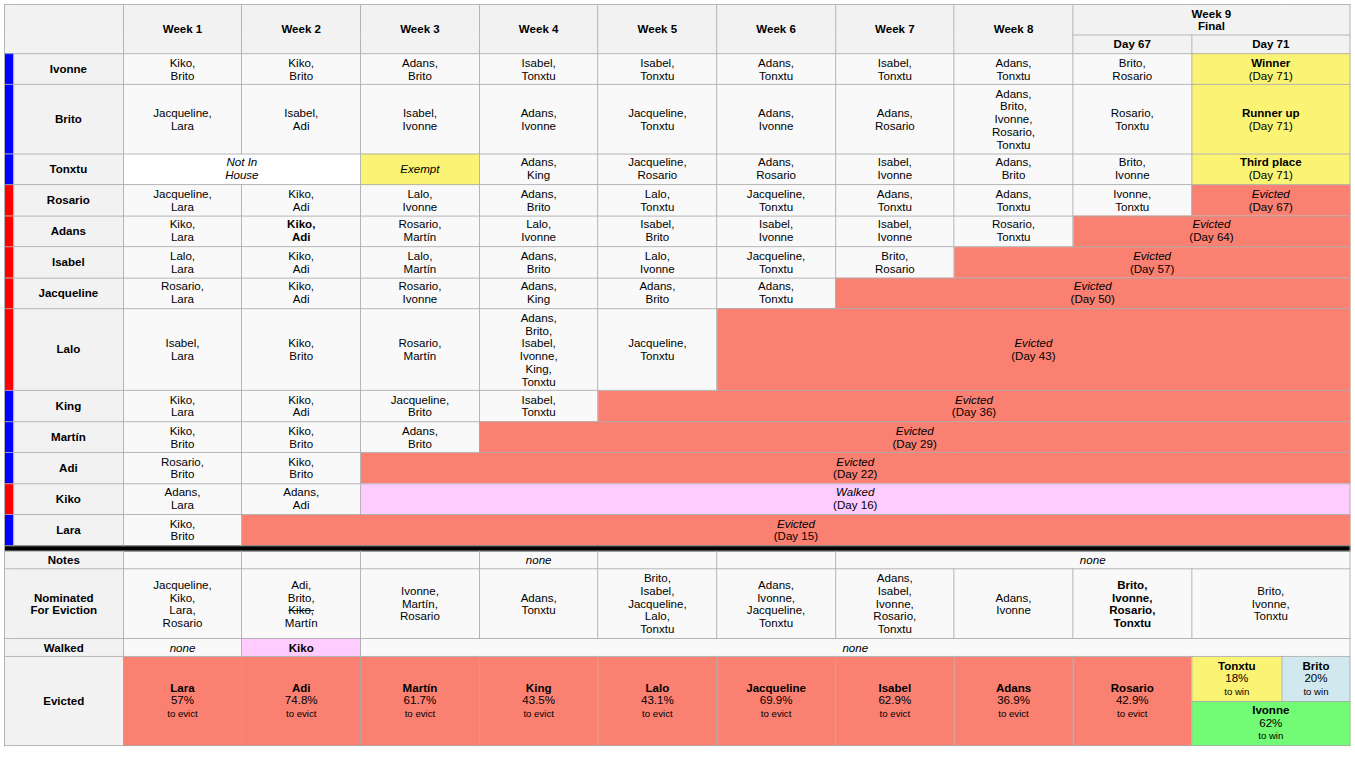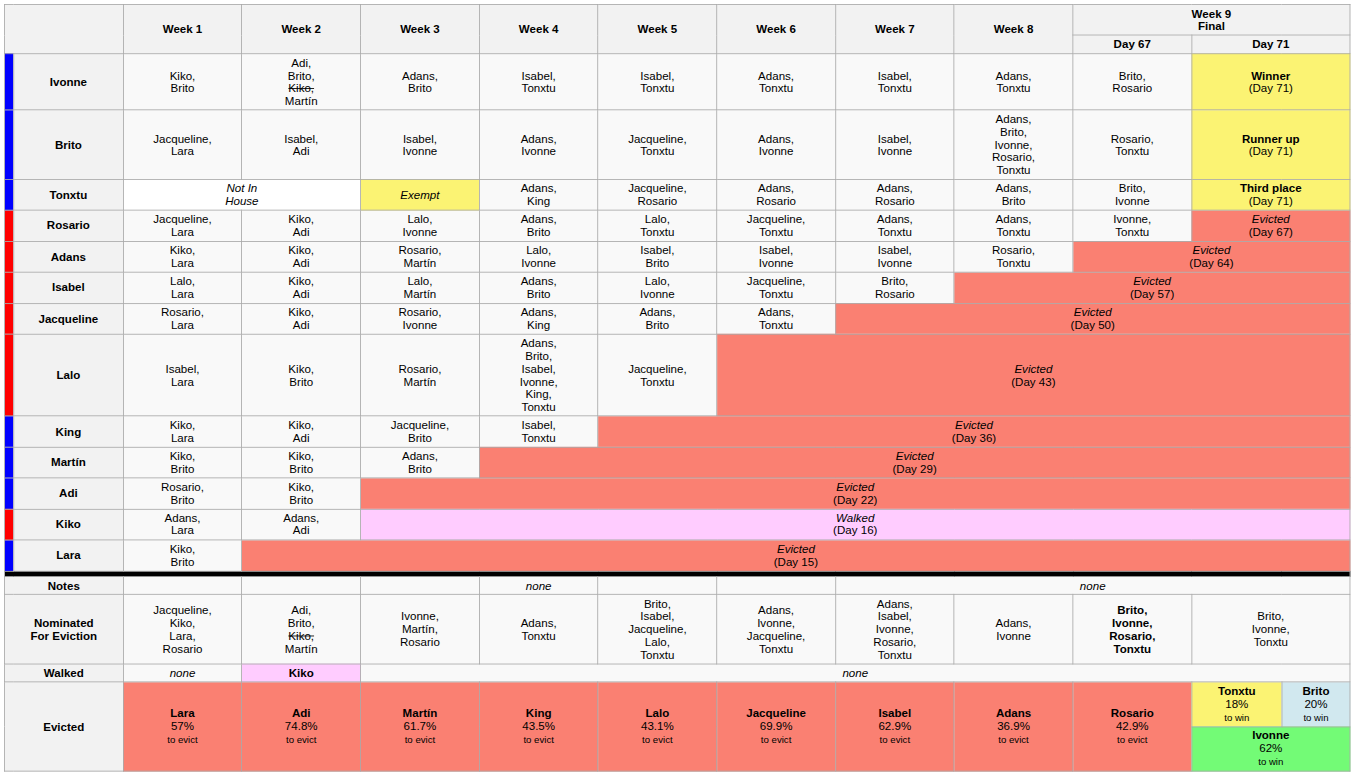(301, 69) Kiko, Brito -> (301, 81) Adi, Brito, Kiko, Martín
(895, 119) Adans, Rosario -> (895, 144) Isabel, Ivonne
(895, 169) Isabel, Ivonne -> (895, 194) Adans, Rosario
(301, 231) bold -> (301, 256) normal
